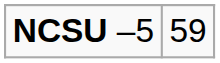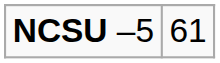(188, 31) 59 -> (188, 31) 61
